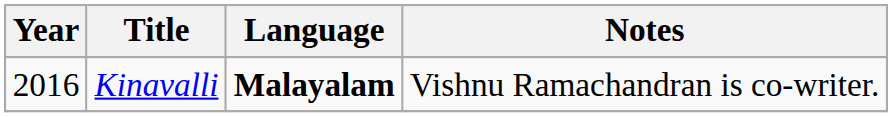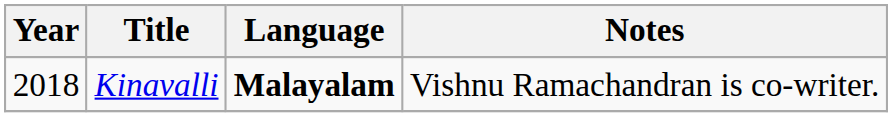(46, 83) 2016 -> (46, 83) 2018
